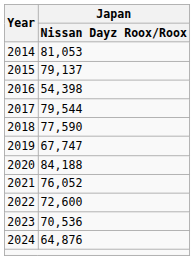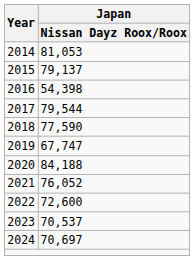(61, 221) 70,536 -> (61, 221) 70,537
(61, 240) 64,876 -> (61, 240) 70,697
